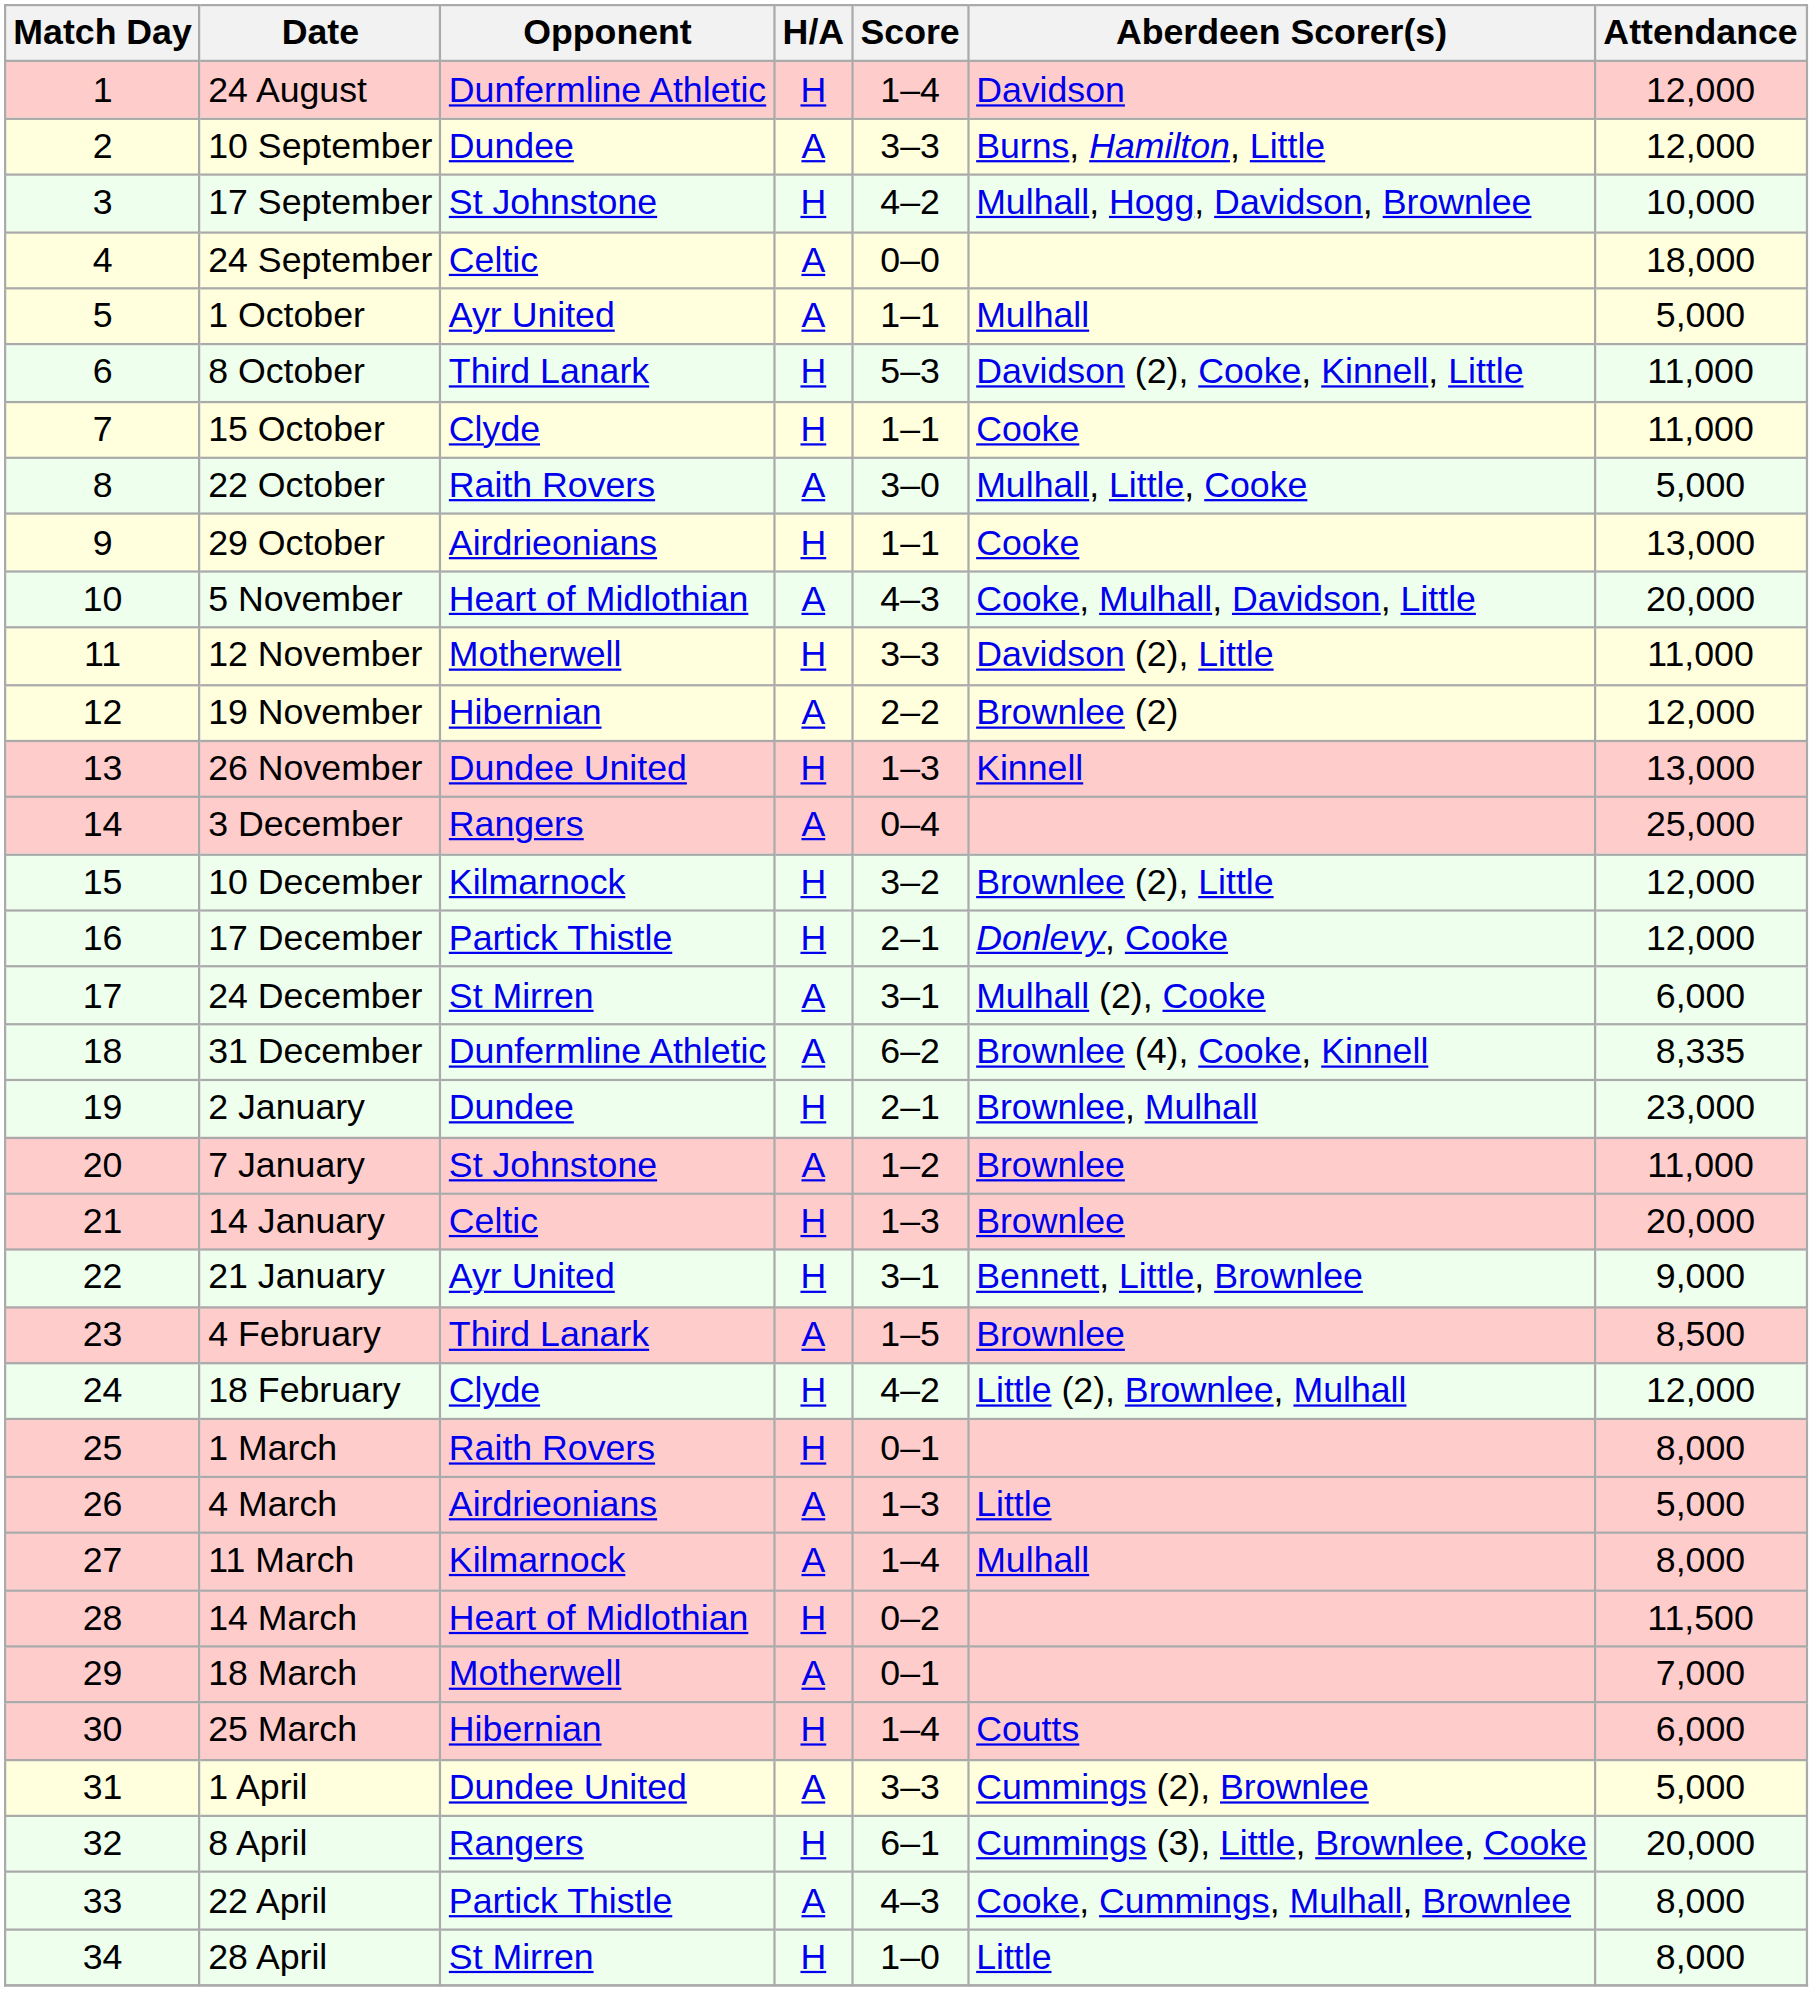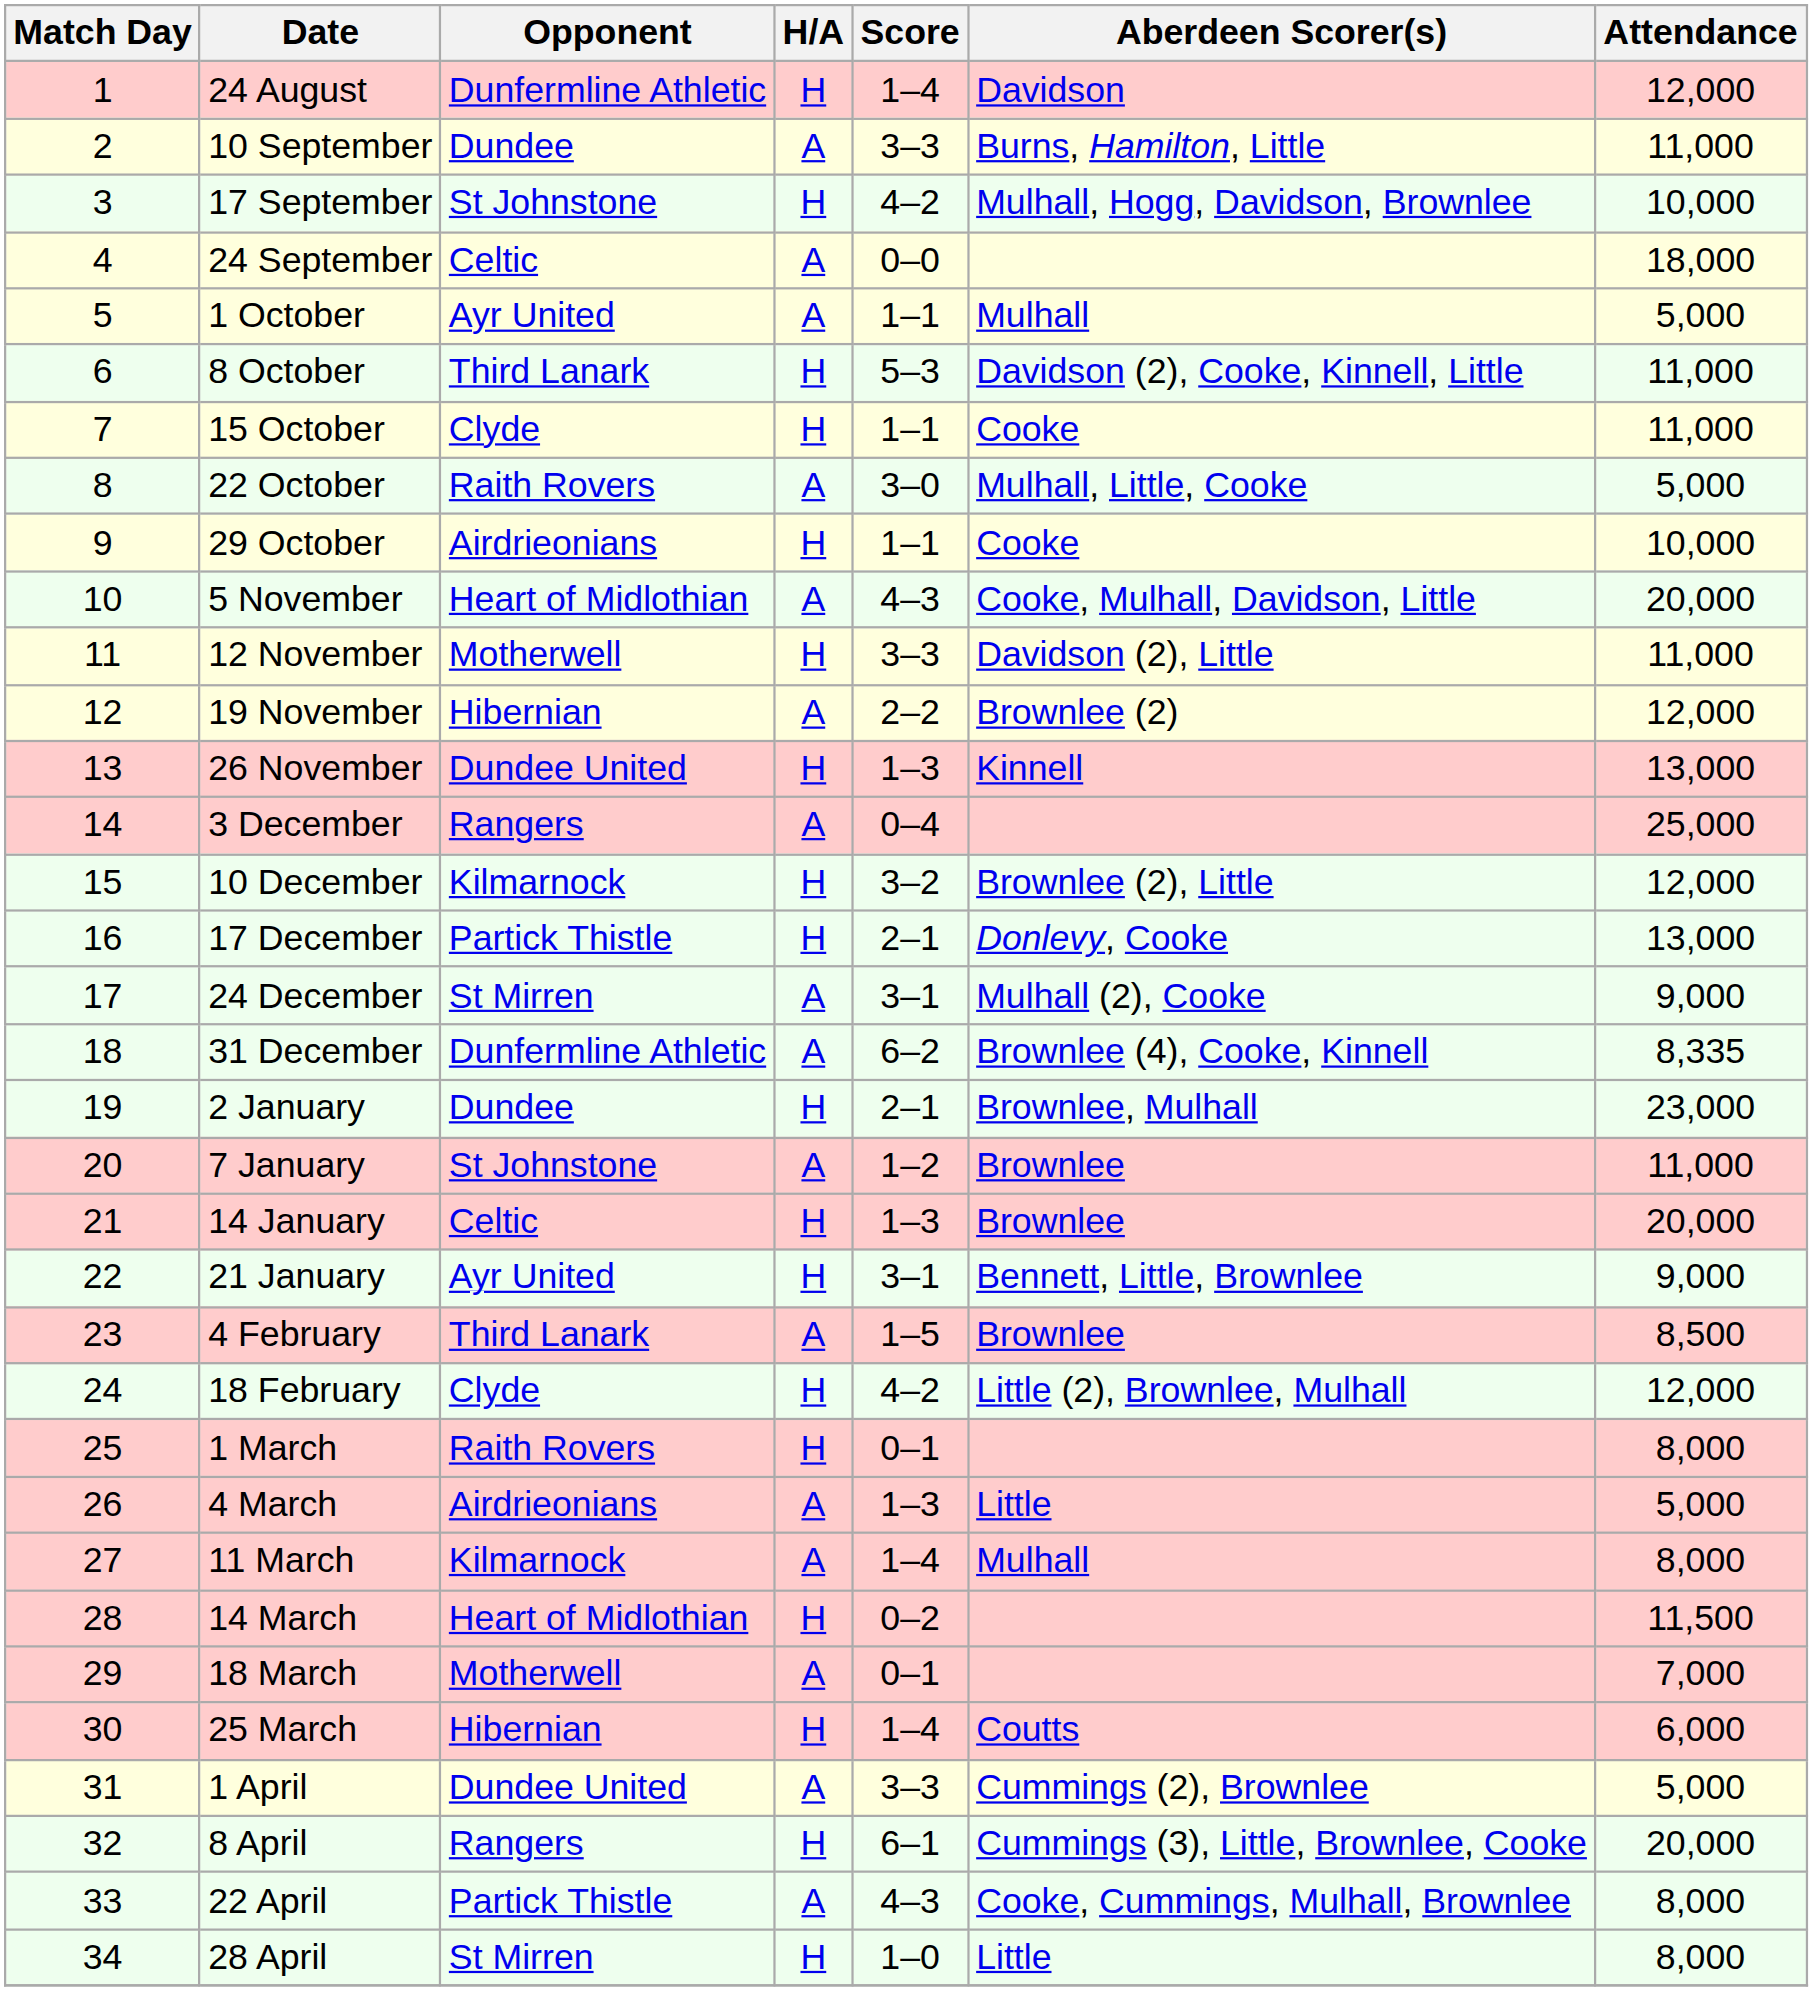(1701, 145) 12,000 -> (1701, 145) 11,000
(1701, 542) 13,000 -> (1701, 542) 10,000
(1701, 938) 12,000 -> (1701, 938) 13,000
(1700, 994) 6,000 -> (1700, 994) 9,000
